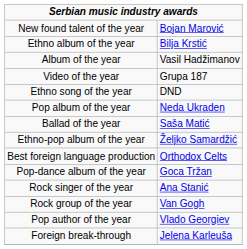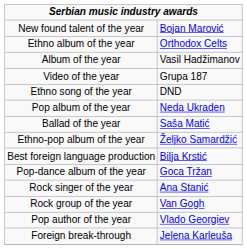(183, 44) Bilja Krstić -> (193, 44) Orthodox Celts
(193, 156) Orthodox Celts -> (183, 156) Bilja Krstić
